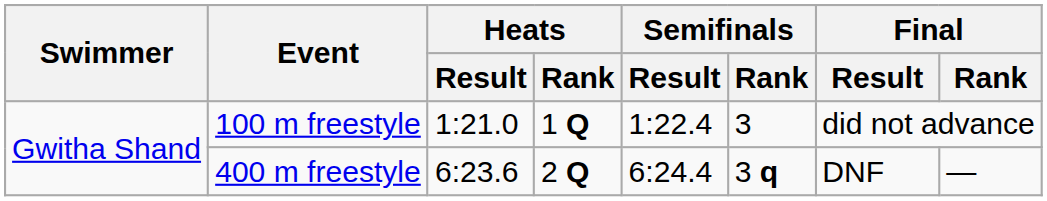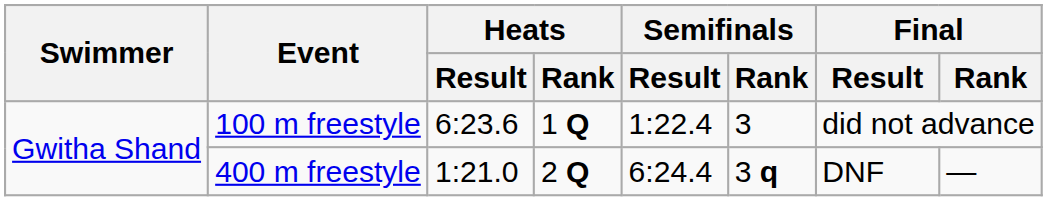(477, 124) 1:21.0 -> (477, 124) 6:23.6
(477, 172) 6:23.6 -> (477, 172) 1:21.0
